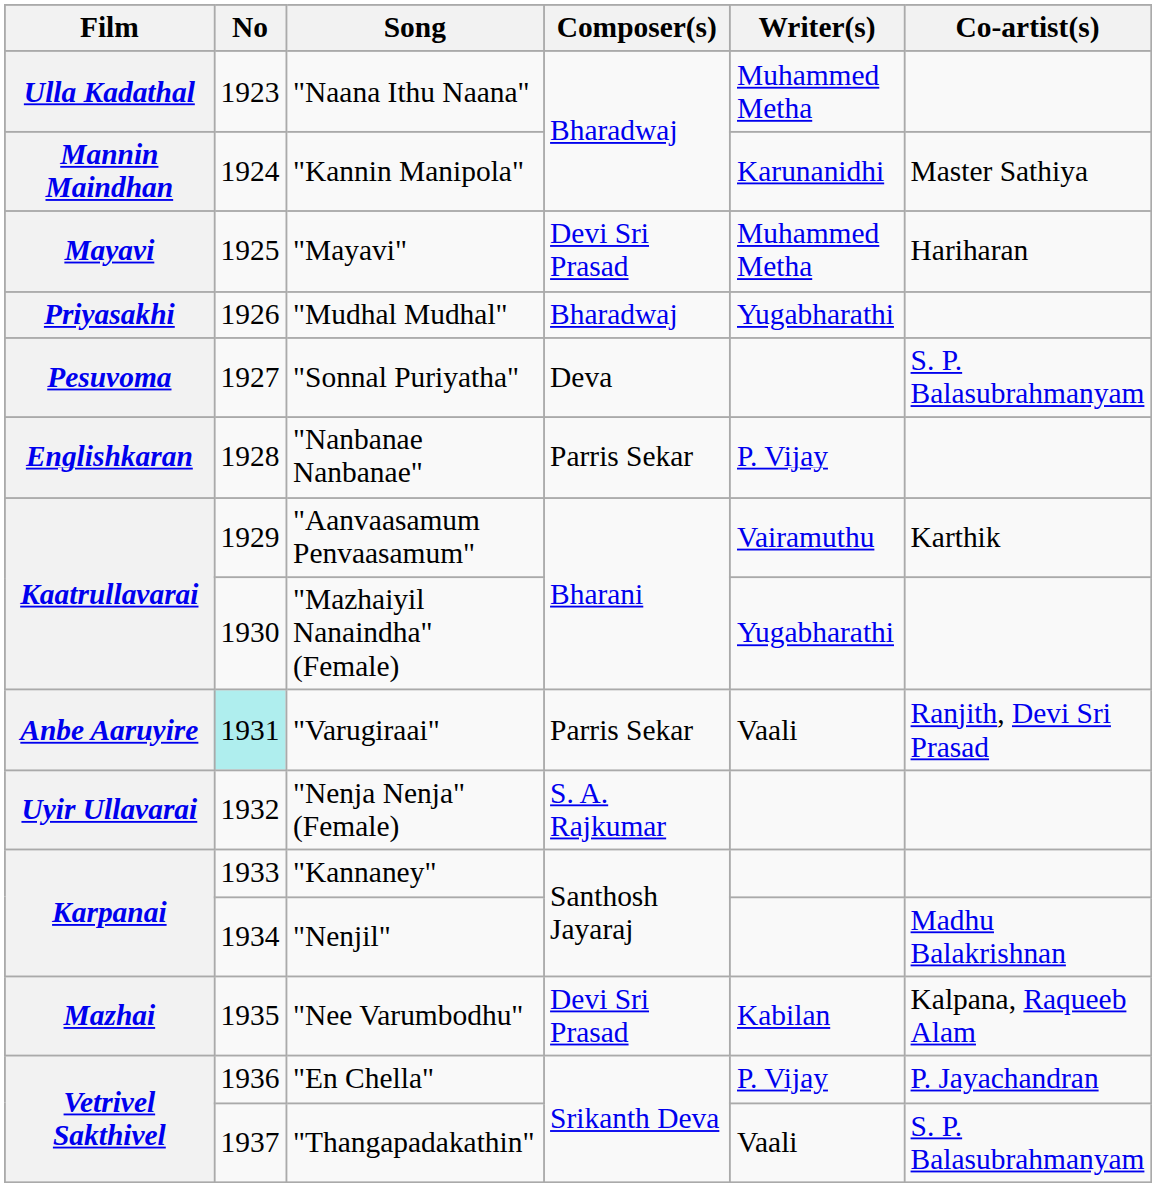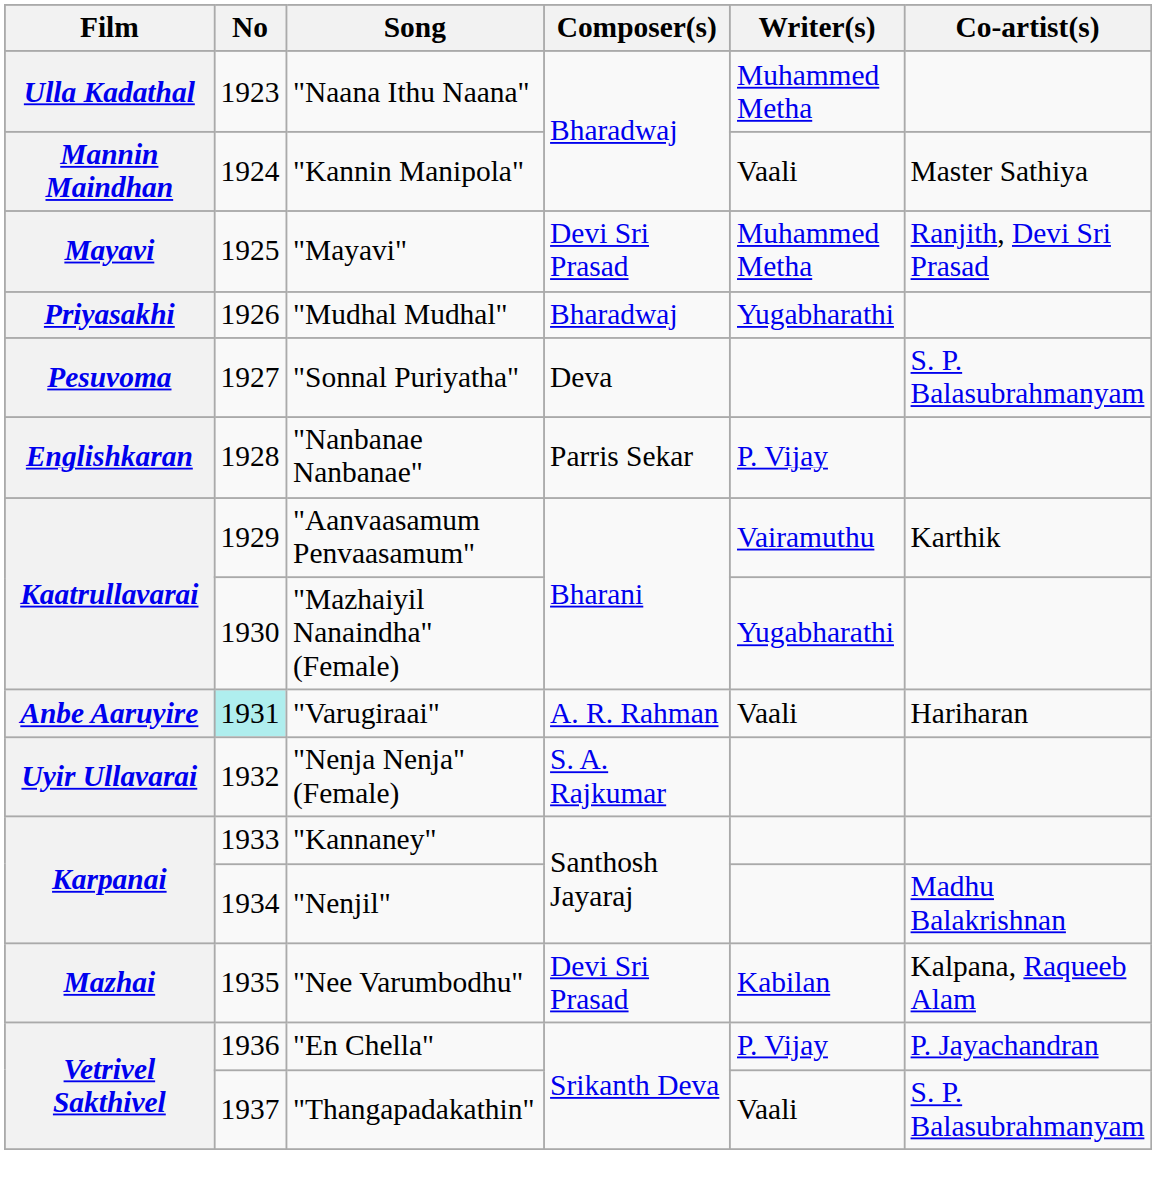(811, 170) Karunanidhi -> (767, 170) Vaali
(969, 250) Hariharan -> (1011, 250) Ranjith, Devi Sri Prasad
(622, 729) Parris Sekar -> (634, 713) A. R. Rahman
(1011, 729) Ranjith, Devi Sri Prasad -> (969, 713) Hariharan
